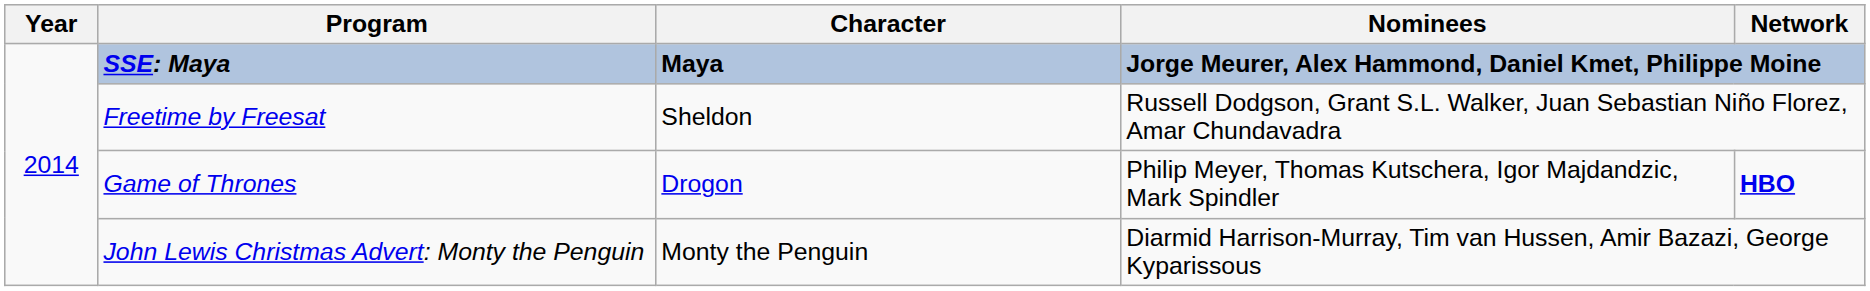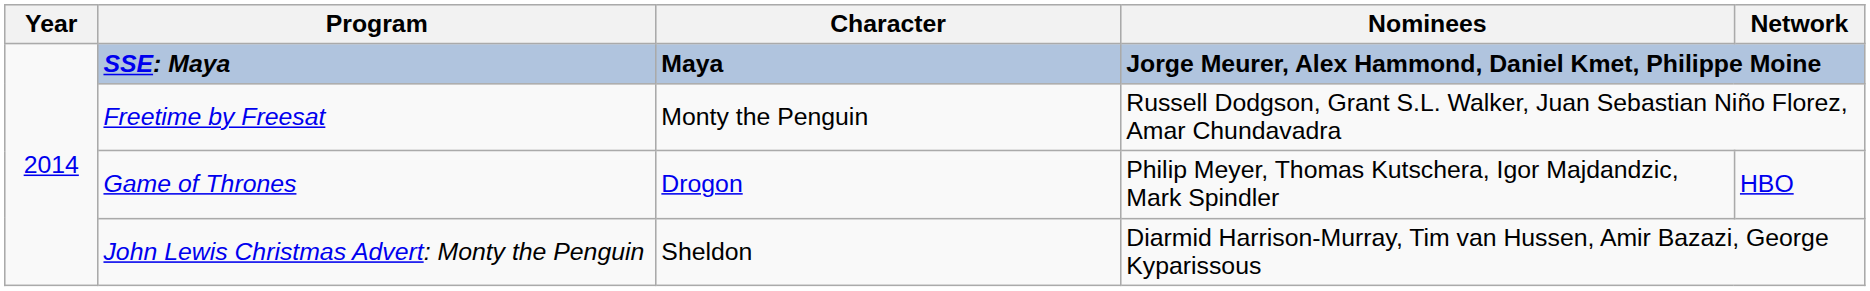(707, 116) Sheldon -> (765, 116) Monty the Penguin
(1768, 184) bold -> (1767, 184) normal
(765, 251) Monty the Penguin -> (707, 251) Sheldon
